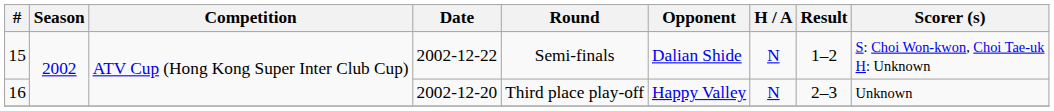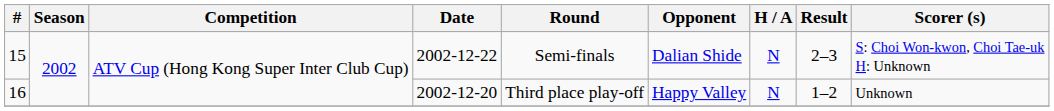(824, 55) 1–2 -> (824, 55) 2–3
(824, 92) 2–3 -> (824, 92) 1–2
